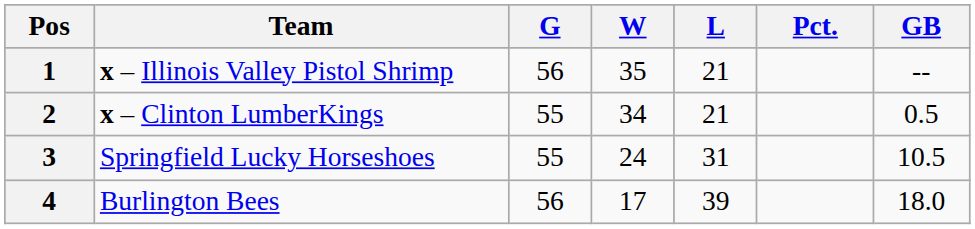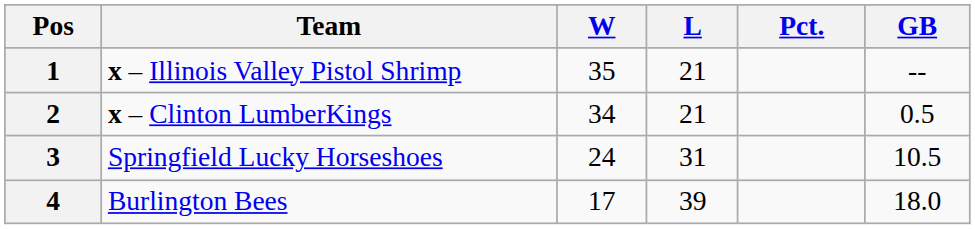- column: (550, 26)
